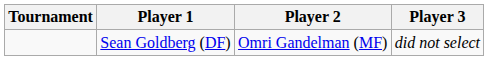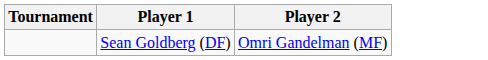- column: (437, 17)
